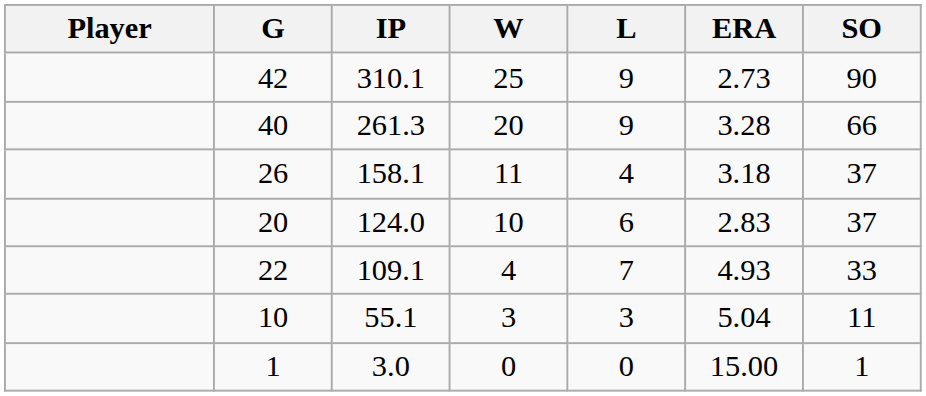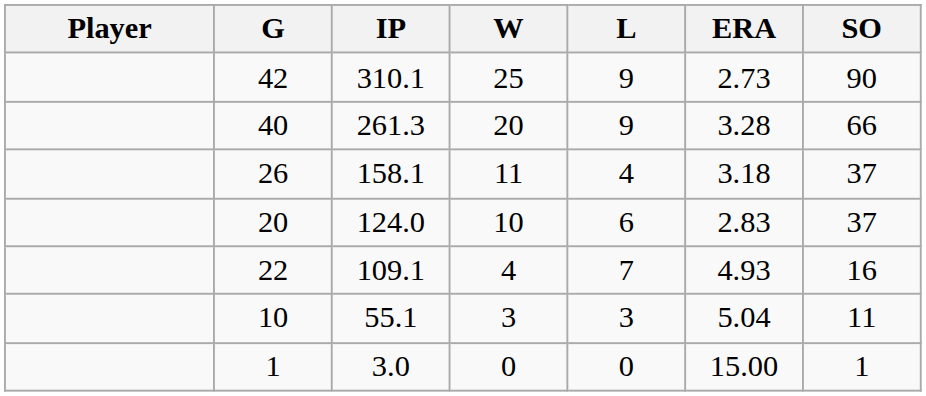(862, 269) 33 -> (862, 269) 16
